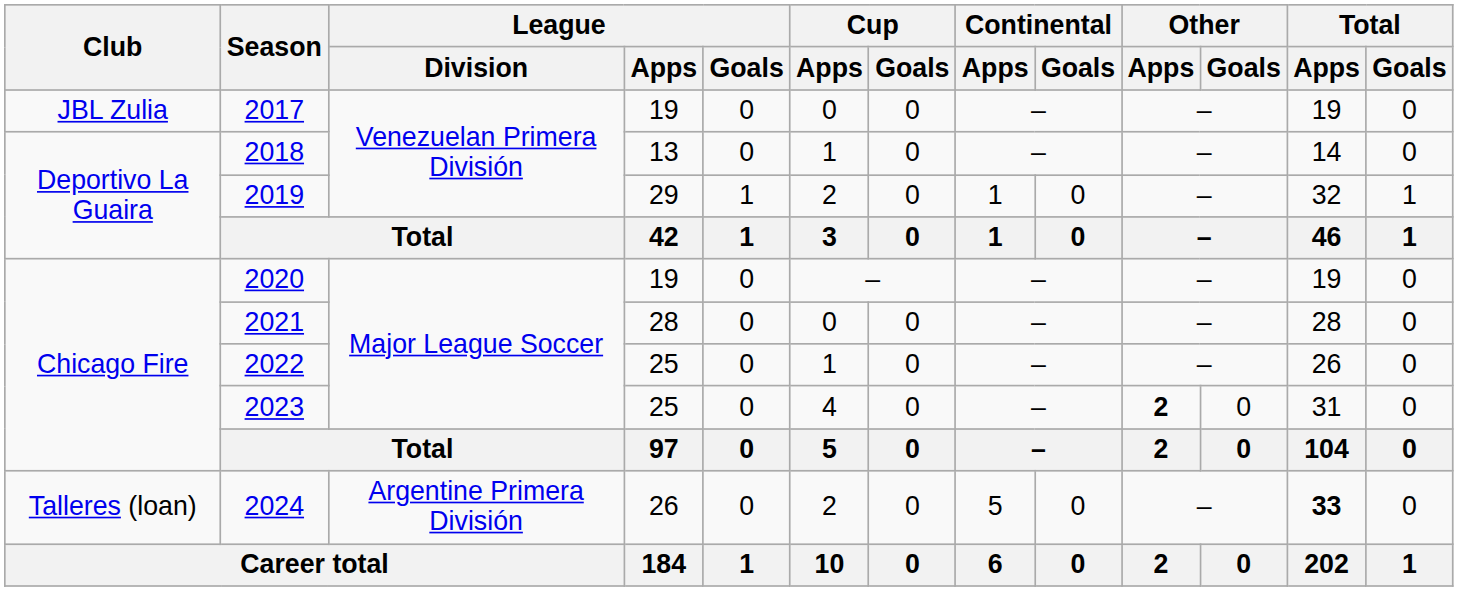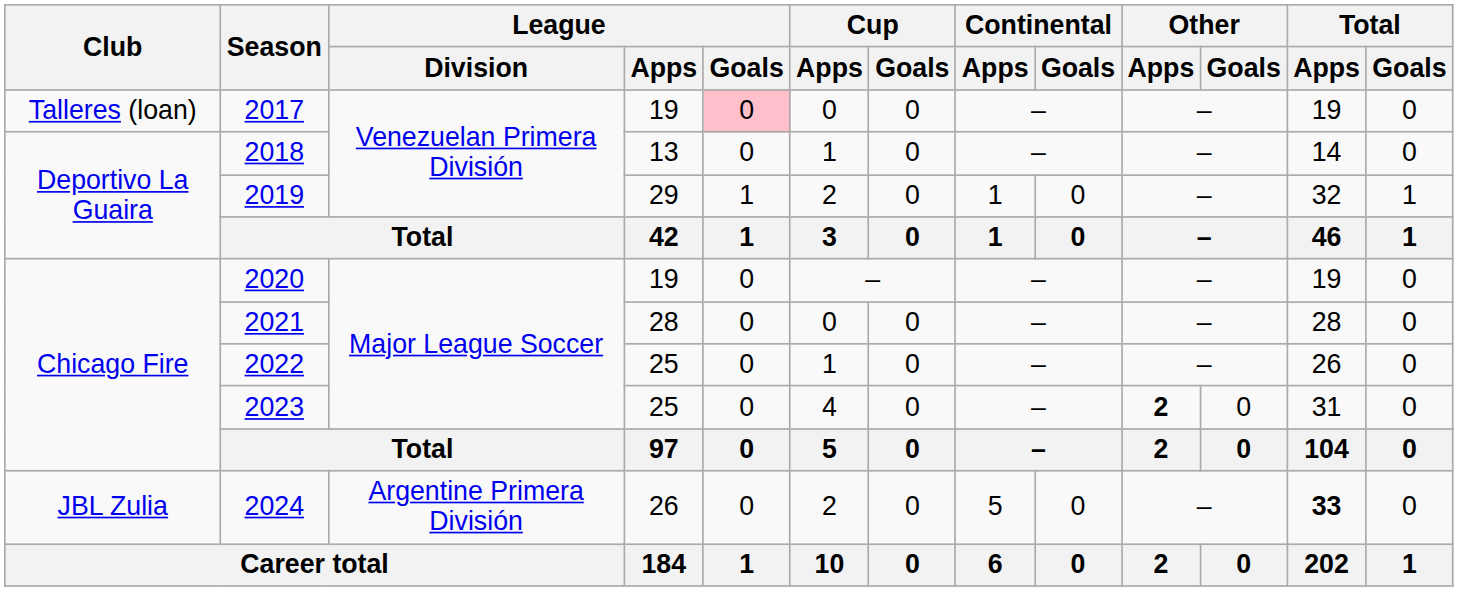(113, 110) JBL Zulia -> (113, 110) Talleres (loan)
(747, 110) no background -> (747, 110) pink background
(113, 506) Talleres (loan) -> (113, 506) JBL Zulia
